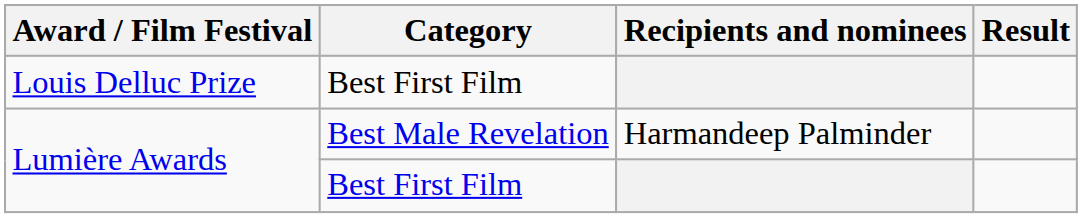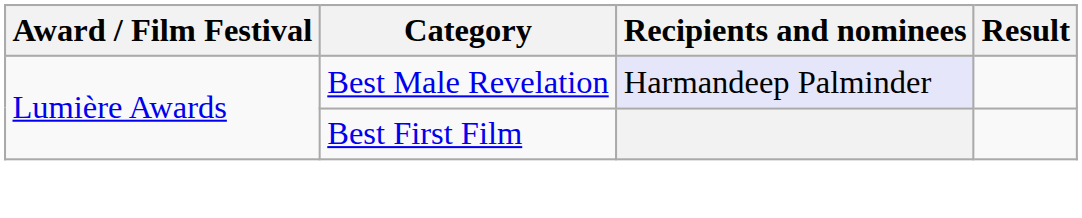- row: (134, 81)
(777, 133) no background -> (777, 81) lavender background
